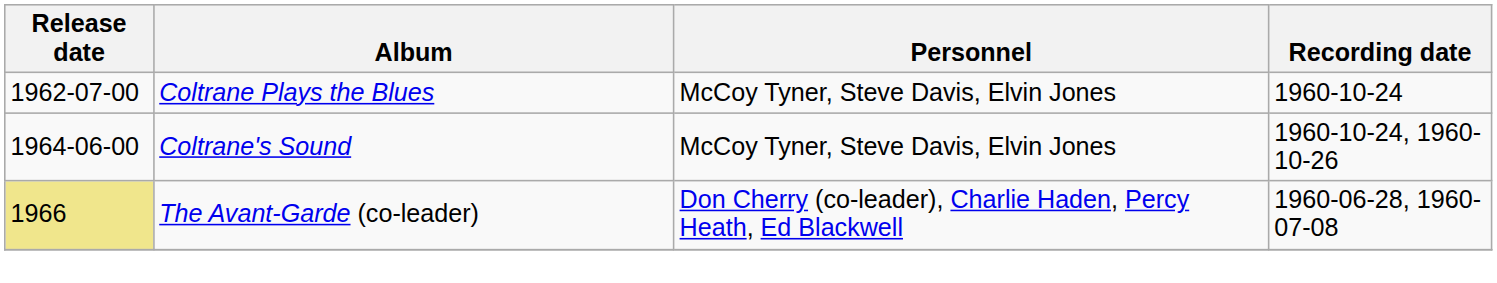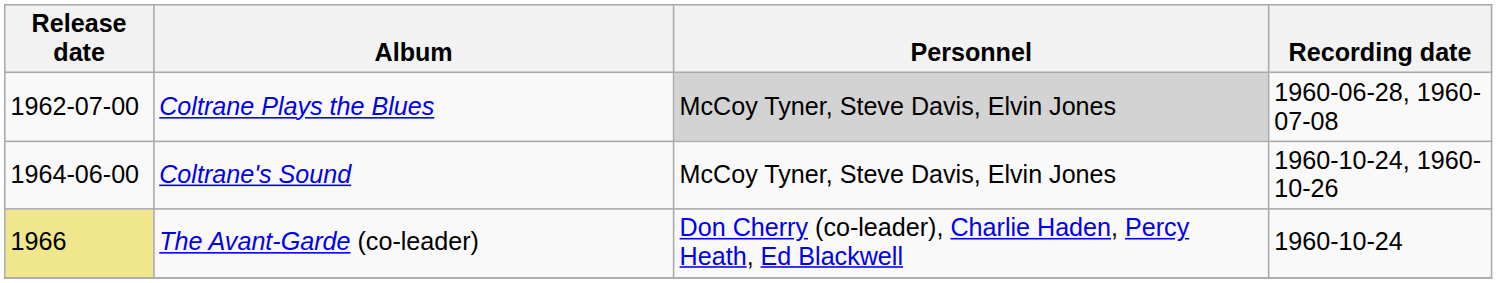(898, 92) no background -> (898, 106) lightgrey background
(1339, 92) 1960-10-24 -> (1378, 106) 1960-06-28, 1960-07-08
(1378, 214) 1960-06-28, 1960-07-08 -> (1339, 242) 1960-10-24
